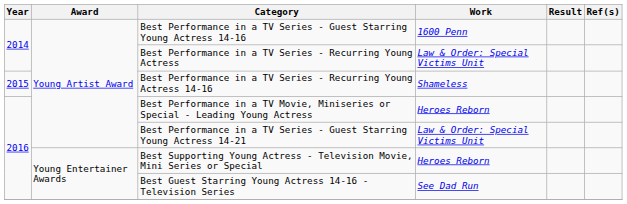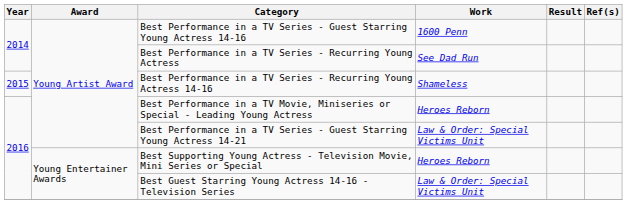(473, 58) Law & Order: Special Victims Unit -> (448, 58) See Dad Run
(448, 186) See Dad Run -> (473, 186) Law & Order: Special Victims Unit
